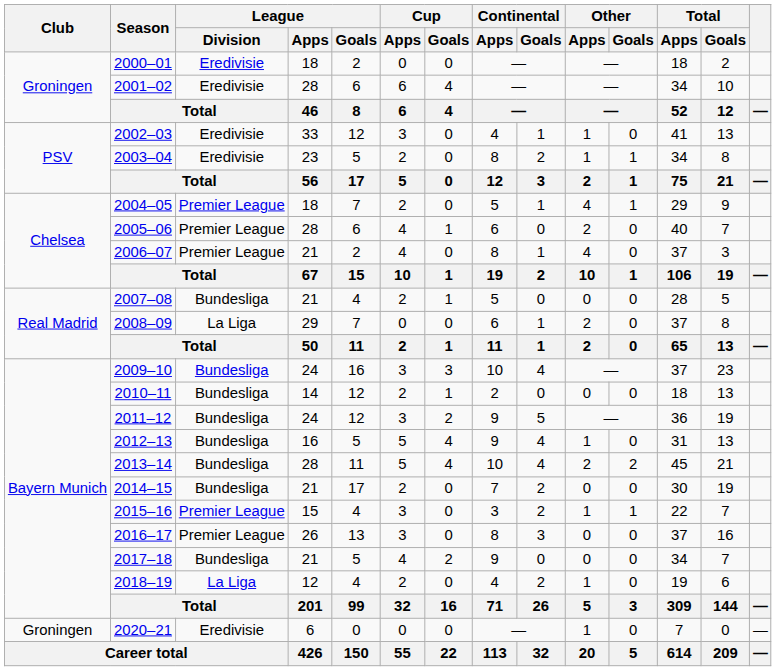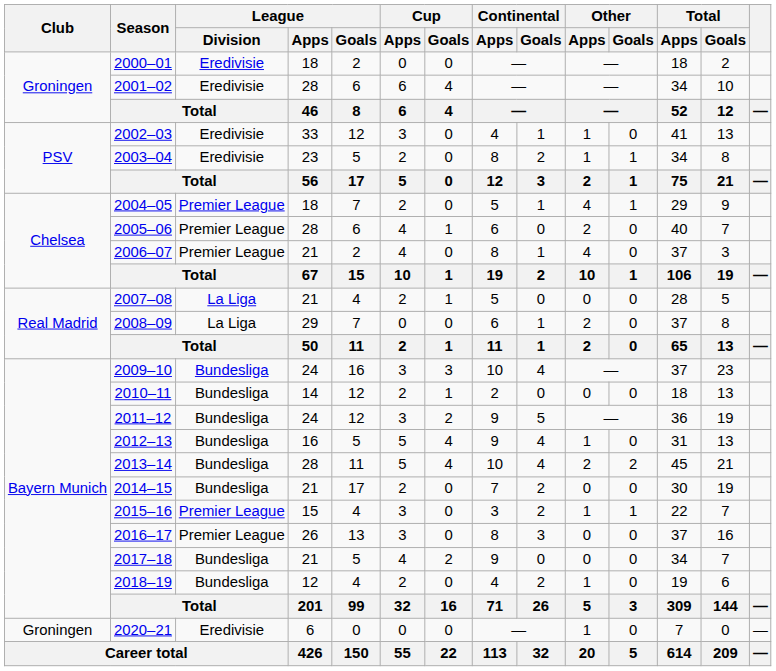(232, 299) Bundesliga -> (232, 299) La Liga
(232, 582) La Liga -> (232, 582) Bundesliga
